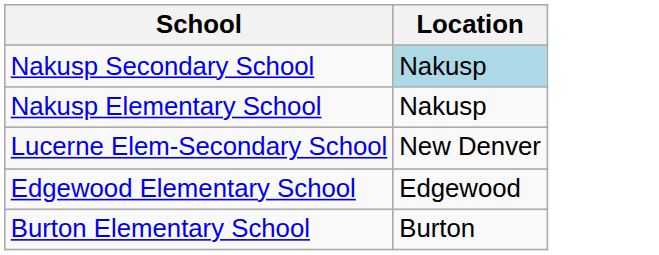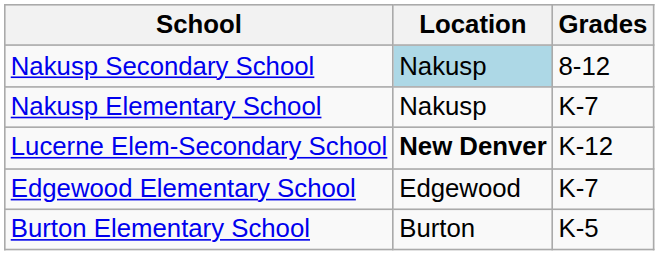+ column: (603, 24)
(470, 147) normal -> (473, 147) bold
